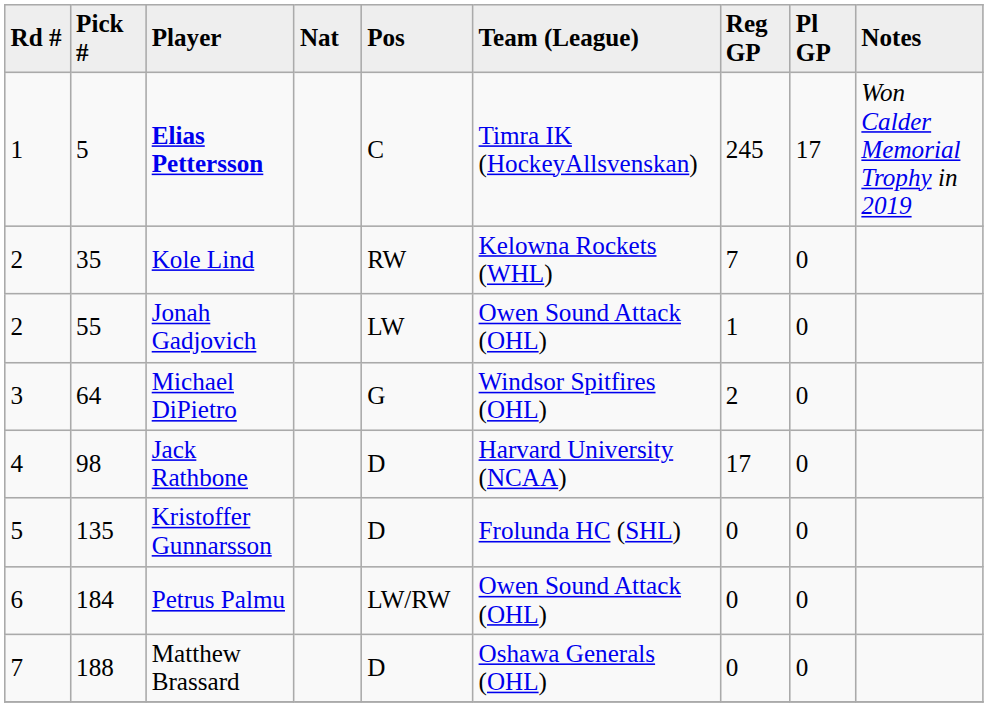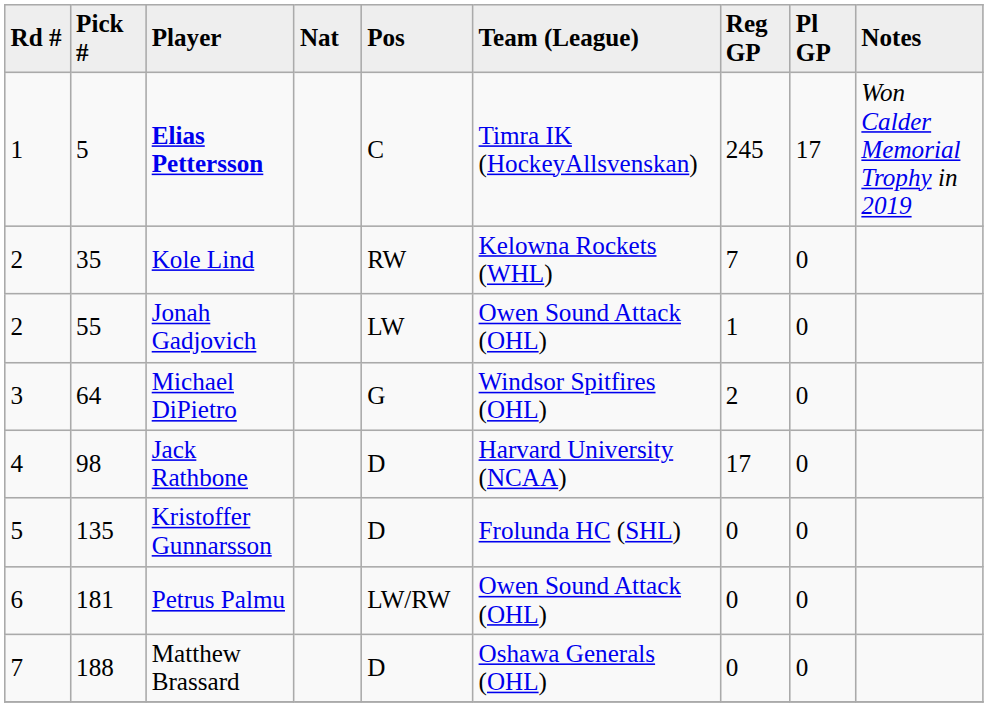(95, 600) 184 -> (95, 600) 181
